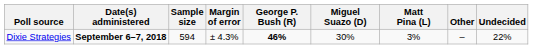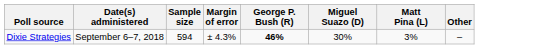- column: (502, 22)
(121, 37) bold -> (120, 37) normal
